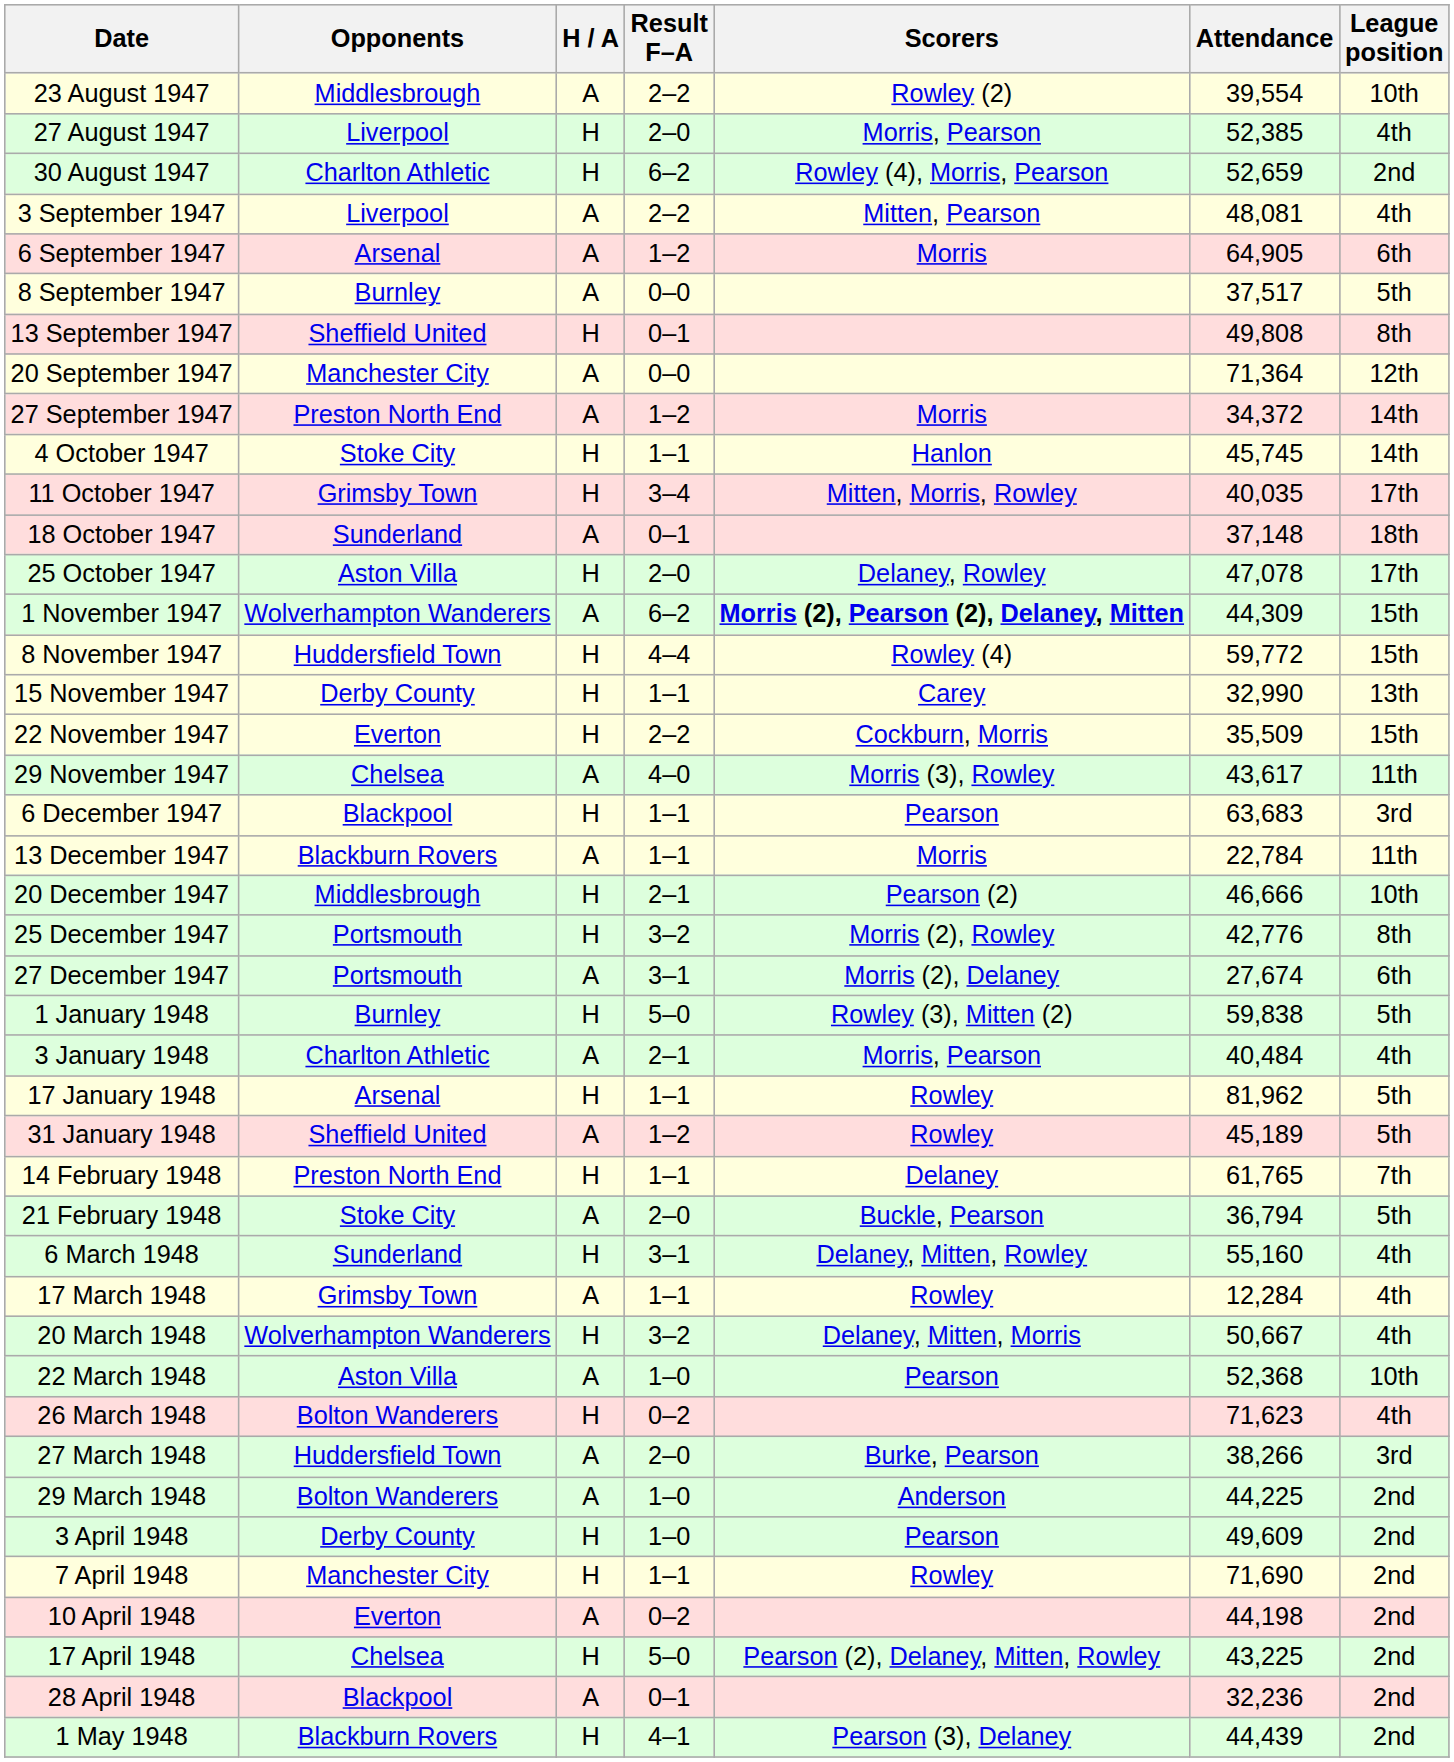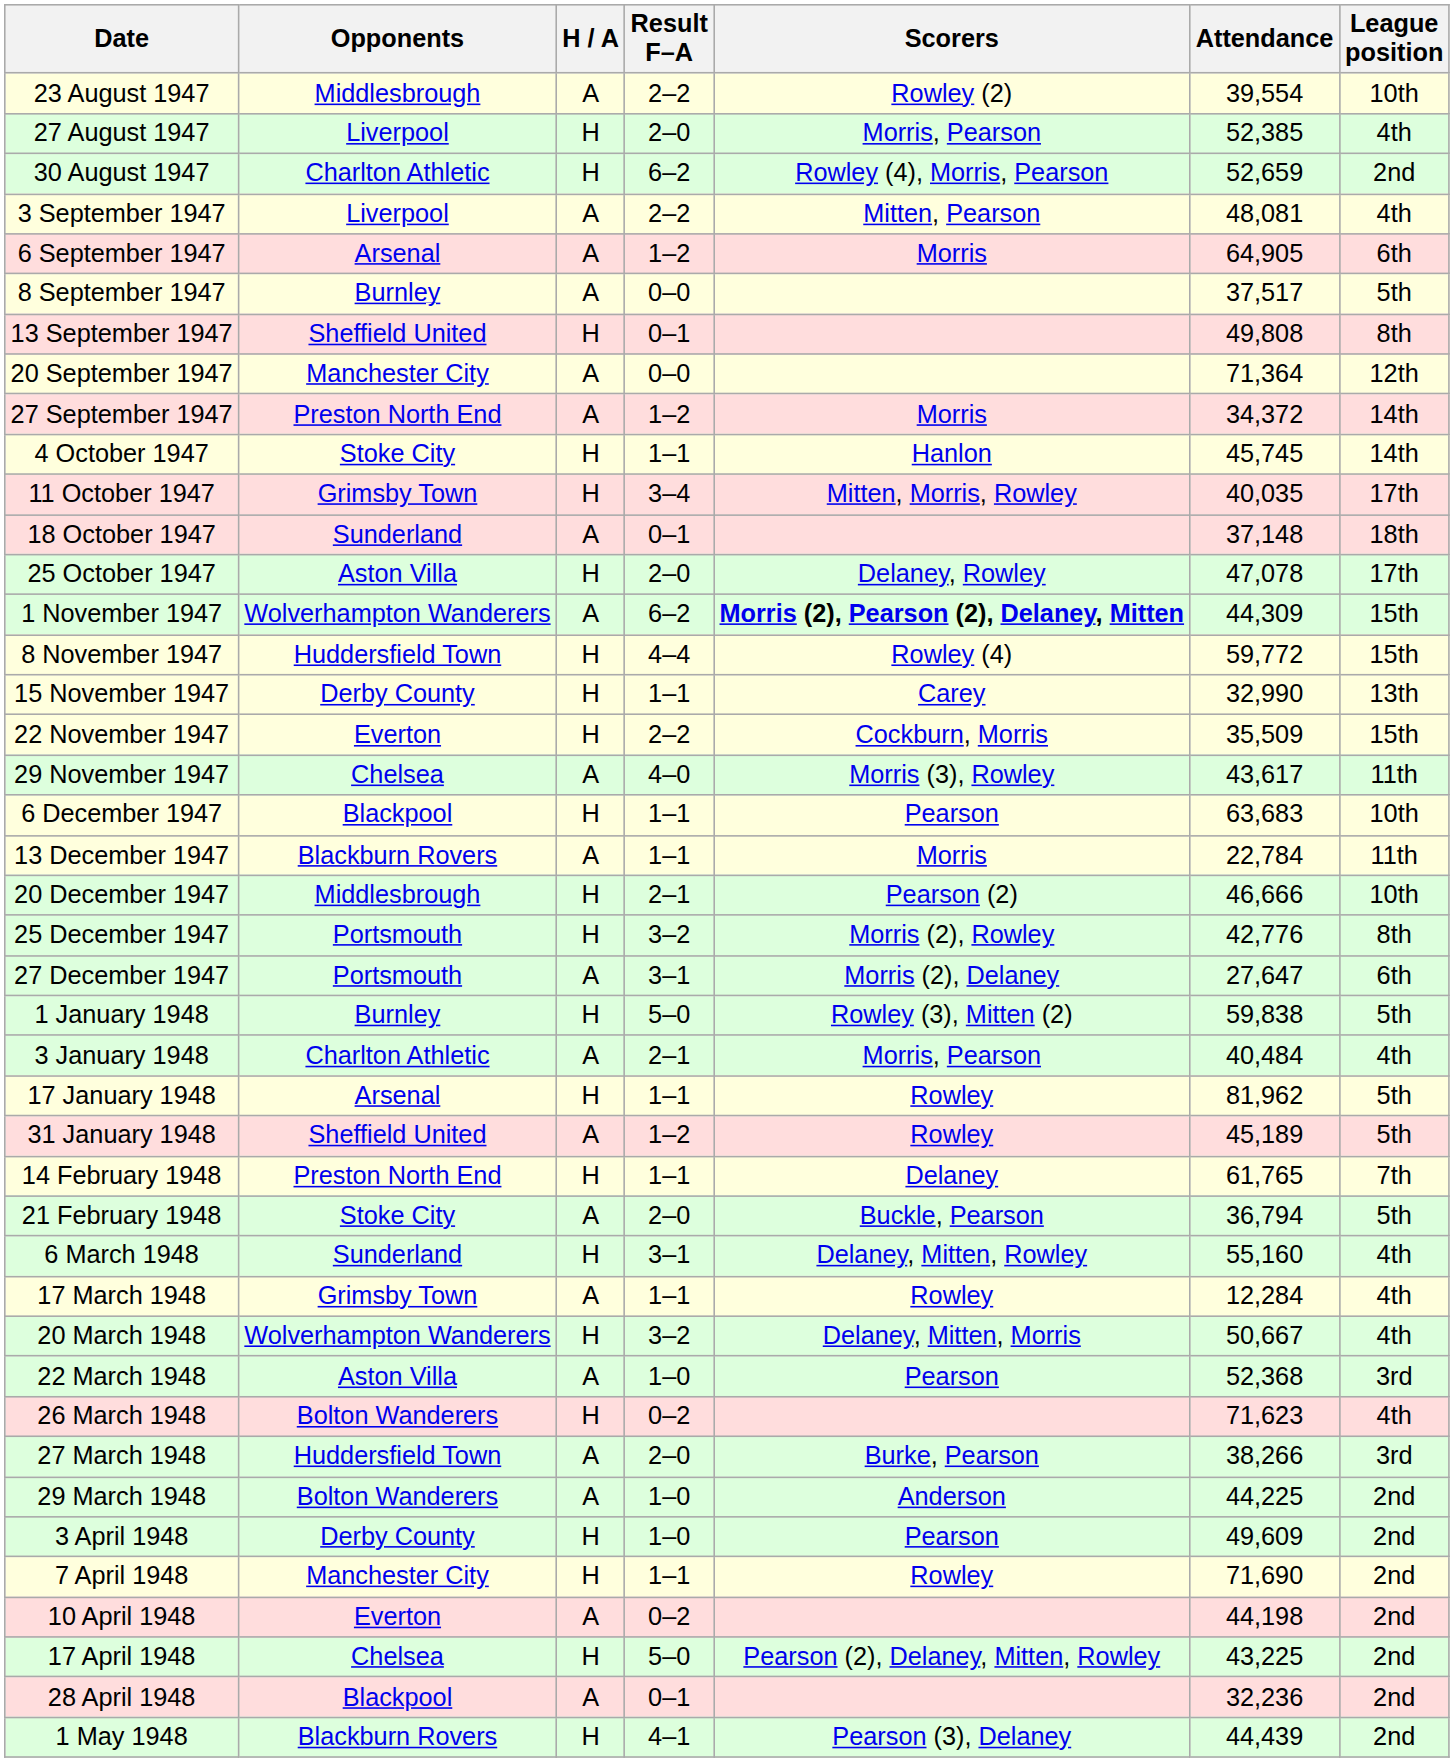(1394, 814) 3rd -> (1394, 814) 10th
(1265, 975) 27,674 -> (1265, 975) 27,647
(1394, 1376) 10th -> (1394, 1376) 3rd
